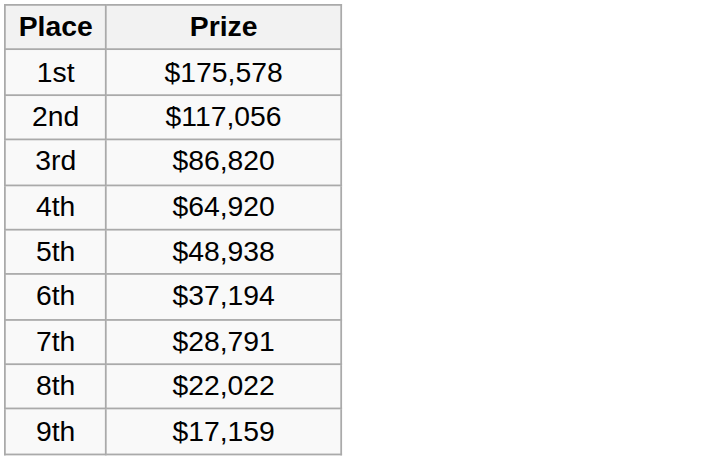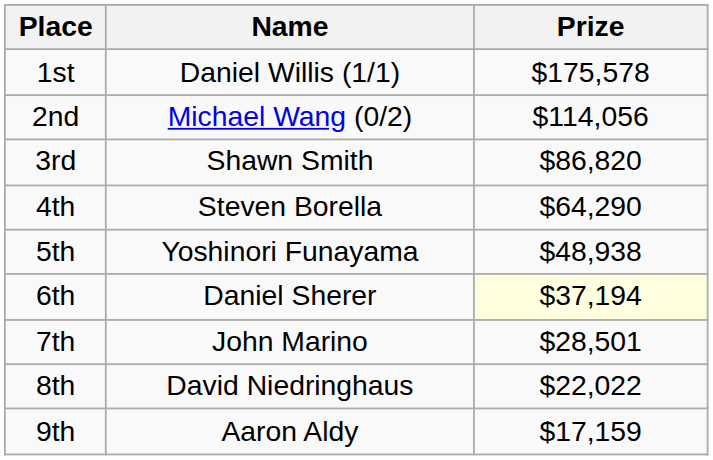+ column: (290, 26)
(224, 116) $117,056 -> (591, 116) $114,056
(224, 206) $64,920 -> (591, 206) $64,290
(224, 296) no background -> (591, 296) lightyellow background
(224, 341) $28,791 -> (591, 341) $28,501
